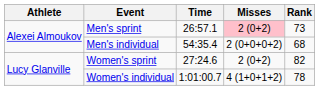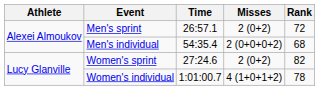(254, 29) pink background -> (254, 29) no background
(299, 29) 73 -> (299, 29) 72
